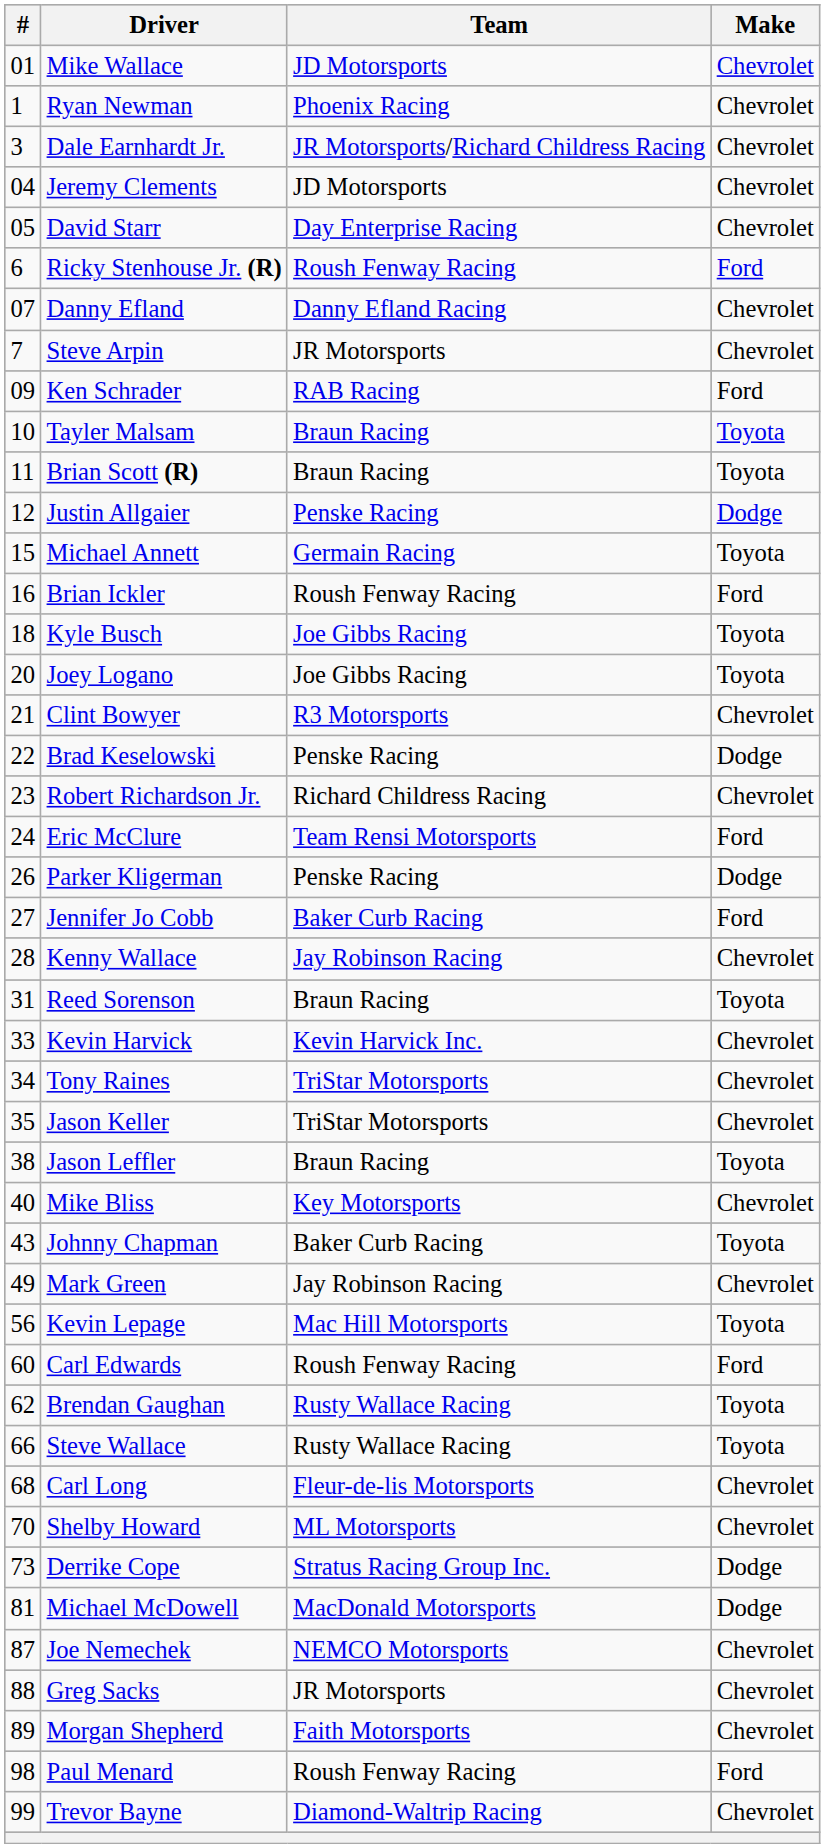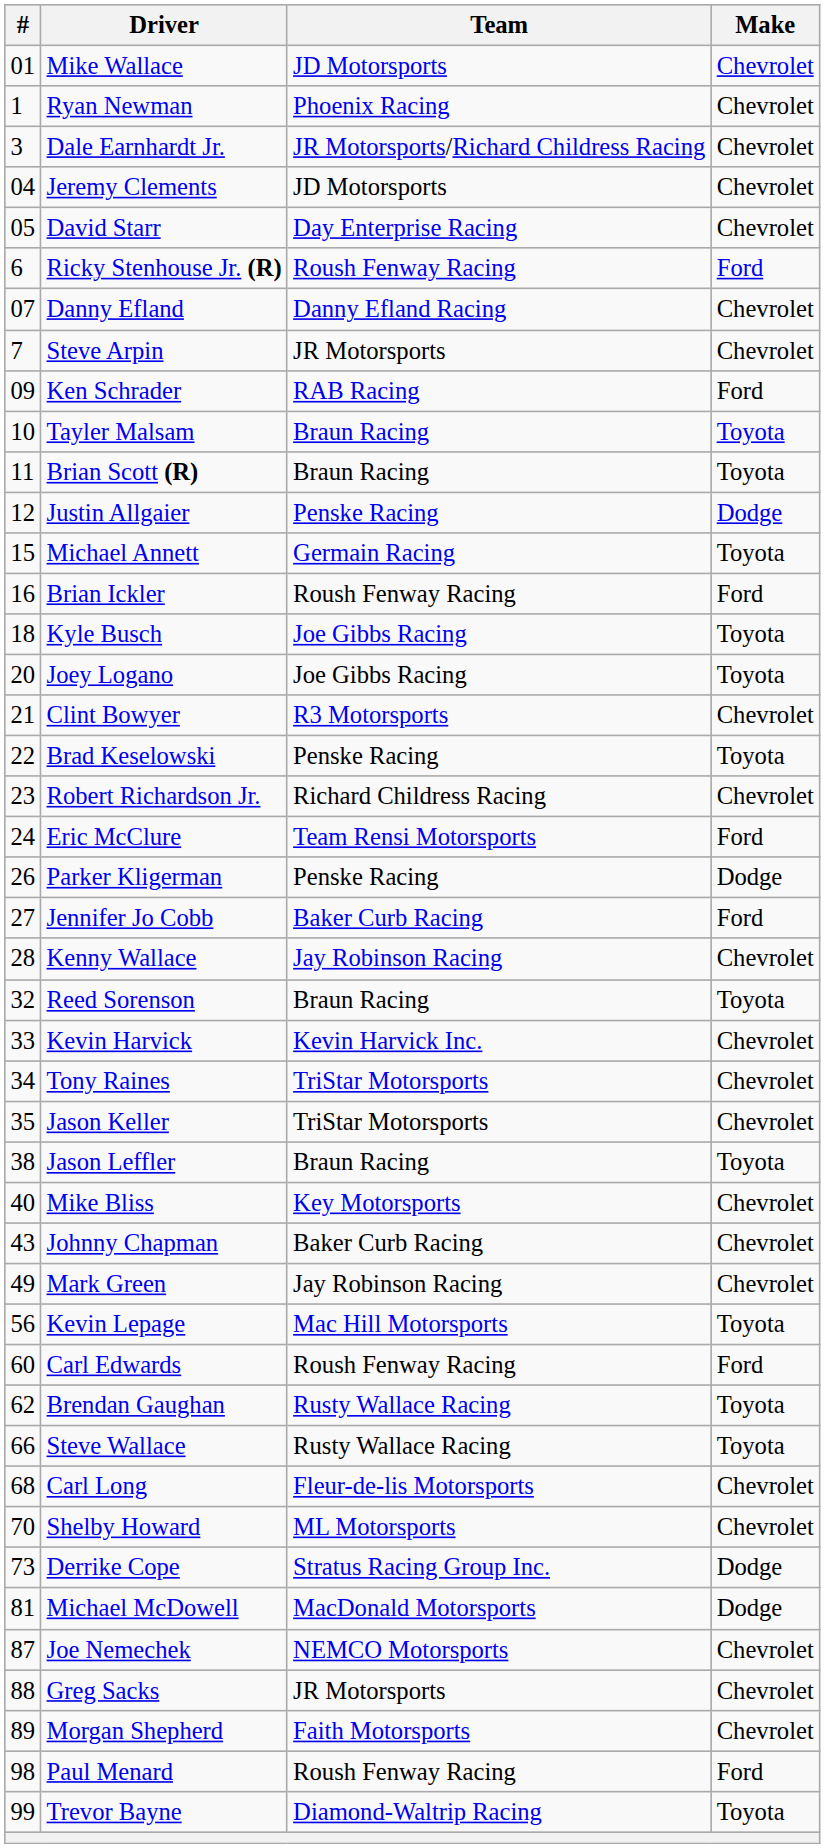(750, 755) Dodge -> (751, 755) Toyota
(23, 999) 31 -> (23, 999) 32
(751, 1243) Toyota -> (765, 1243) Chevrolet
(765, 1811) Chevrolet -> (751, 1811) Toyota
